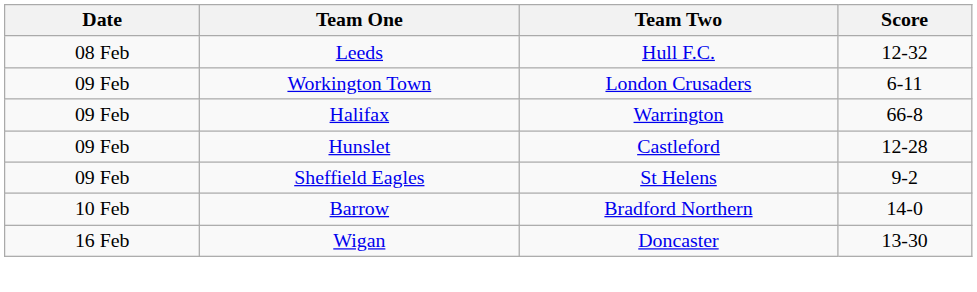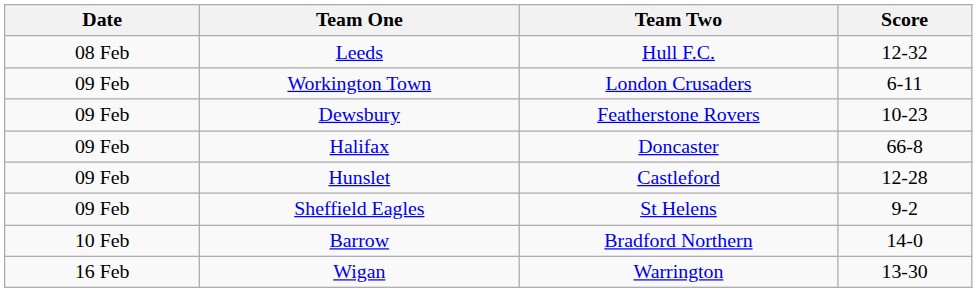+ row: (359, 114)
(678, 114) Warrington -> (678, 146) Doncaster
(678, 240) Doncaster -> (678, 271) Warrington
